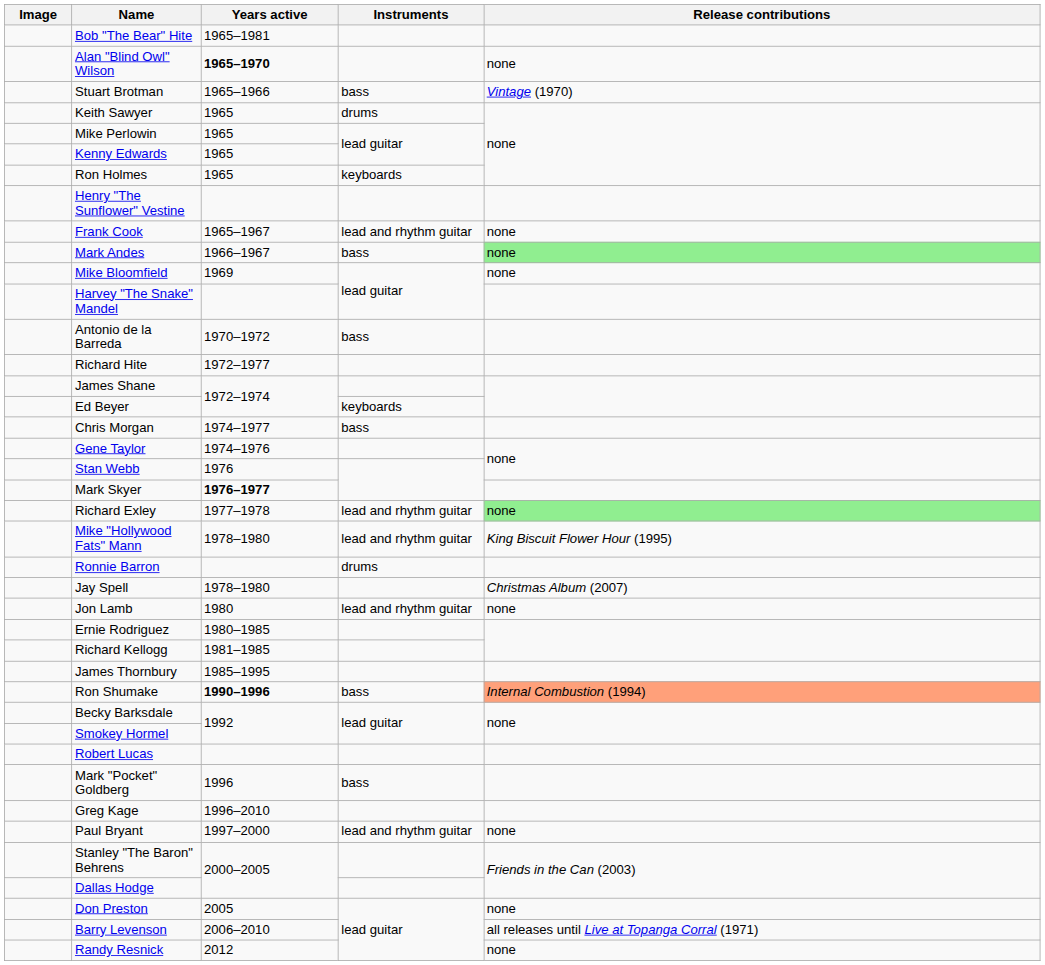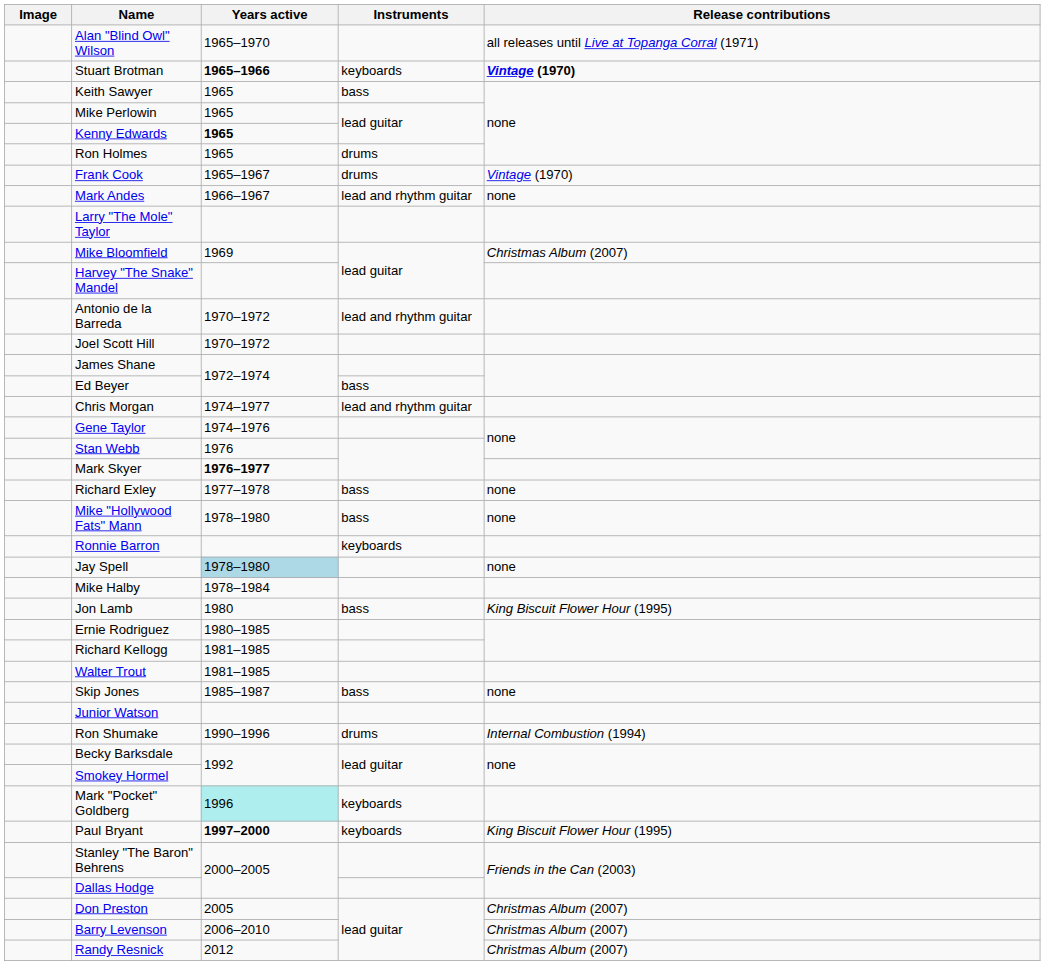- row: (134, 35)
(237, 63) bold -> (237, 43) normal
(501, 63) none -> (623, 43) all releases until Live at Topanga Corral (1971)
(237, 92) normal -> (237, 71) bold
(355, 92) bass -> (372, 71) keyboards
(530, 92) normal -> (531, 71) bold
(360, 112) drums -> (355, 92) bass
(219, 154) normal -> (219, 133) bold
(372, 175) keyboards -> (360, 154) drums
- row: (130, 203)
(407, 231) lead and rhythm guitar -> (360, 175) drums
(501, 231) none -> (530, 175) Vintage (1970)
(355, 252) bass -> (407, 196) lead and rhythm guitar
(501, 252) lightgreen background -> (501, 196) no background
+ row: (124, 224)
(501, 273) none -> (557, 252) Christmas Album (2007)
(355, 337) bass -> (407, 316) lead and rhythm guitar
+ row: (115, 344)
- row: (111, 365)
(372, 406) keyboards -> (355, 386) bass
(355, 427) bass -> (407, 406) lead and rhythm guitar
(407, 510) lead and rhythm guitar -> (355, 490) bass
(501, 510) lightgreen background -> (501, 490) no background
(407, 539) lead and rhythm guitar -> (355, 518) bass
(579, 539) King Biscuit Flower Hour (1995) -> (501, 518) none
(360, 567) drums -> (372, 546) keyboards
(237, 588) no background -> (237, 567) lightblue background
(557, 588) Christmas Album (2007) -> (501, 567) none
+ row: (107, 588)
(407, 608) lead and rhythm guitar -> (355, 608) bass
(501, 608) none -> (579, 608) King Biscuit Flower Hour (1995)
+ row: (110, 671)
- row: (126, 671)
+ row: (107, 692)
+ row: (117, 712)
(237, 692) bold -> (237, 733) normal
(355, 692) bass -> (360, 733) drums
(566, 692) lightsalmon background -> (566, 733) no background
- row: (114, 754)
(219, 782) no background -> (219, 803) paleturquoise background
(355, 782) bass -> (372, 803) keyboards
- row: (107, 810)
(237, 831) normal -> (237, 831) bold
(407, 831) lead and rhythm guitar -> (372, 831) keyboards
(501, 831) none -> (579, 831) King Biscuit Flower Hour (1995)
(501, 908) none -> (557, 908) Christmas Album (2007)
(623, 929) all releases until Live at Topanga Corral (1971) -> (557, 929) Christmas Album (2007)
(501, 950) none -> (557, 950) Christmas Album (2007)
